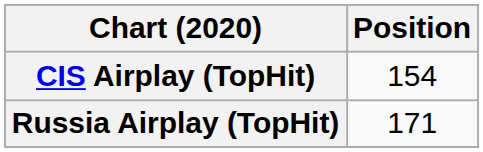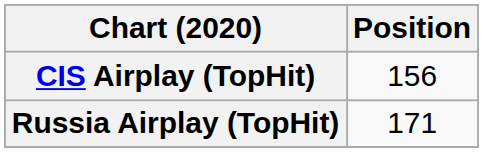(412, 75) 154 -> (412, 75) 156
